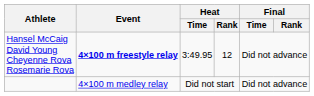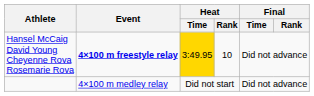(197, 55) no background -> (197, 55) gold background
(227, 55) 12 -> (227, 55) 10
